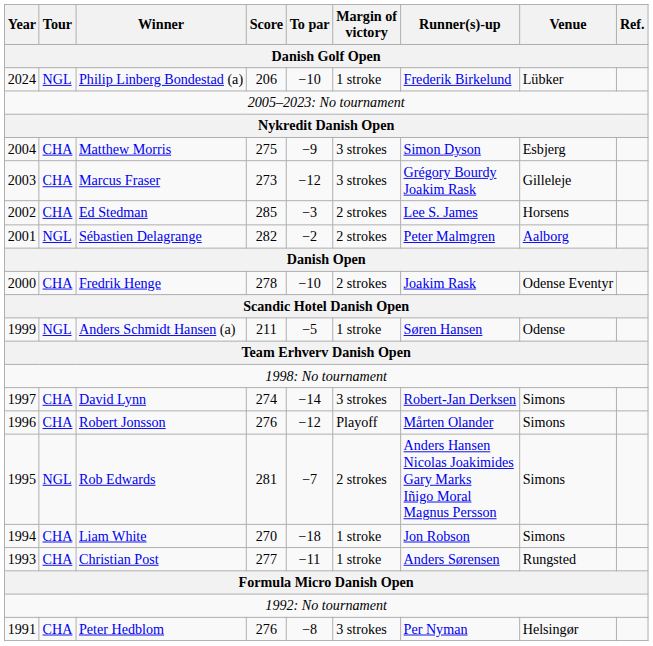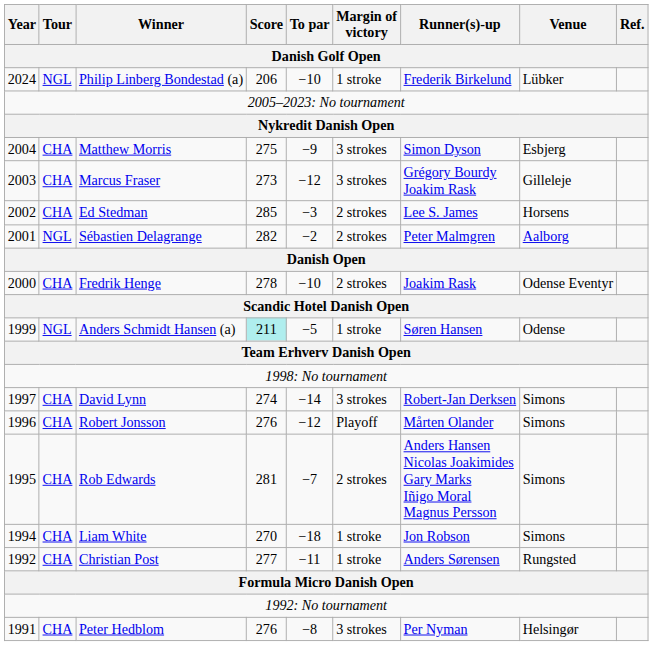(266, 329) no background -> (266, 329) paleturquoise background
(57, 479) NGL -> (57, 479) CHA
(22, 559) 1993 -> (22, 559) 1992
